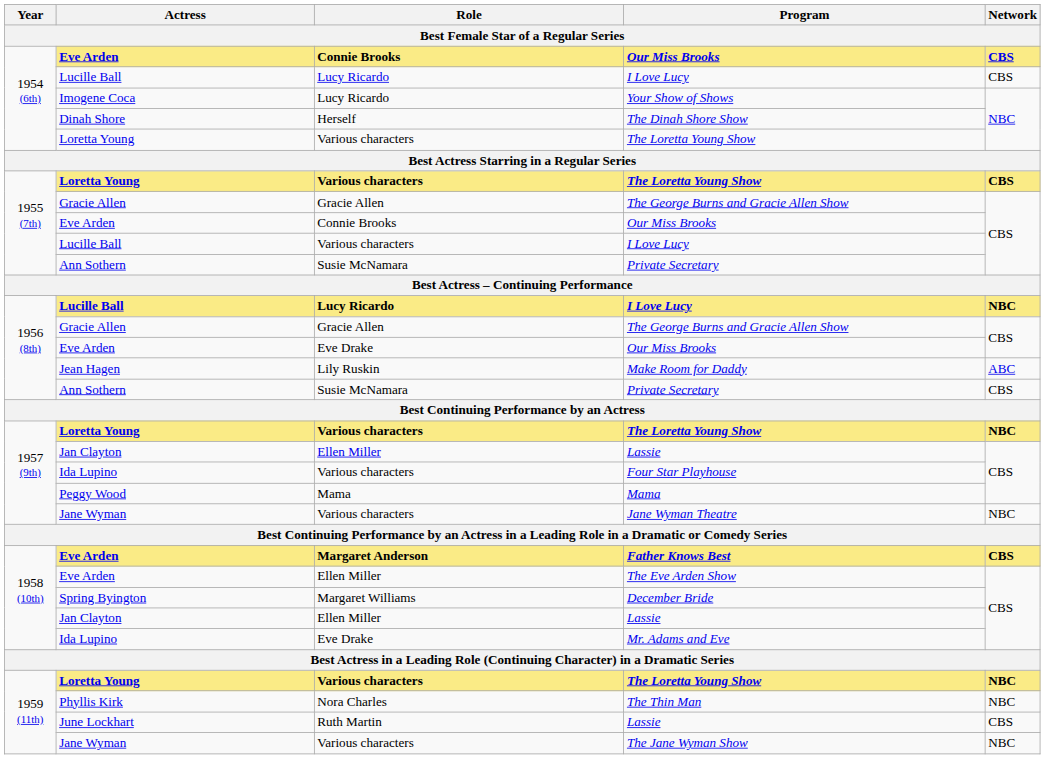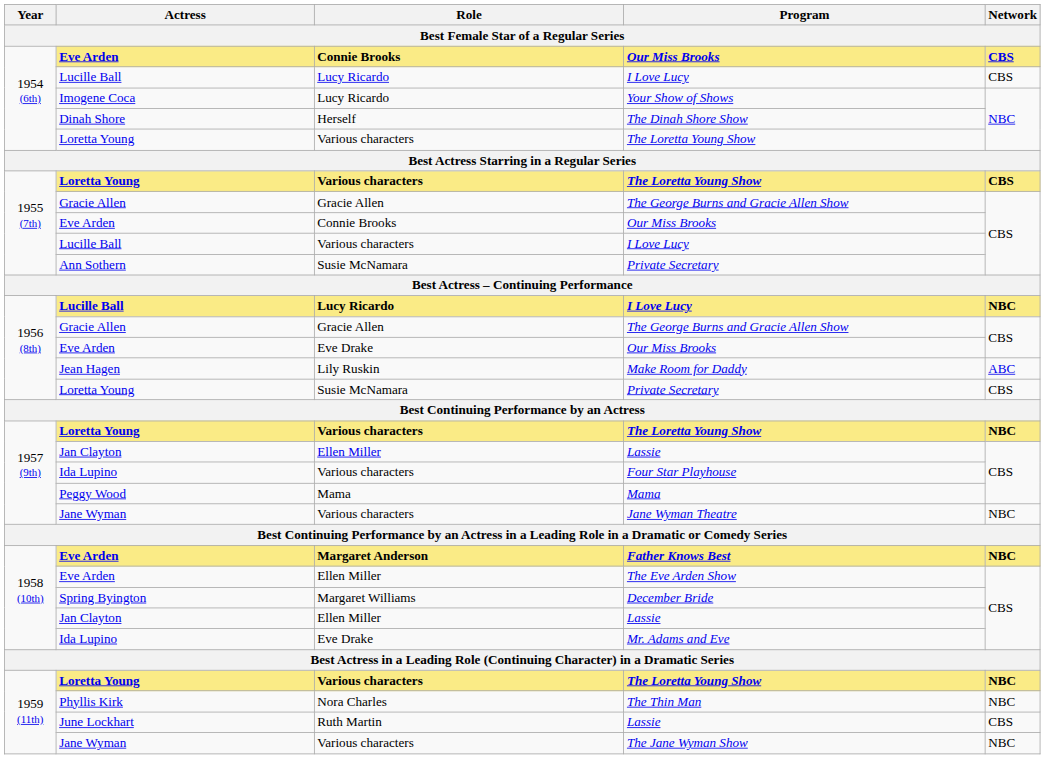(92, 389) Ann Sothern -> (97, 389) Loretta Young
(1001, 555) CBS -> (1002, 555) NBC
